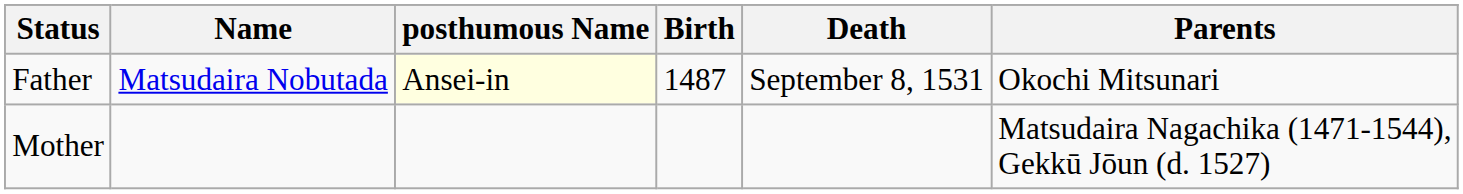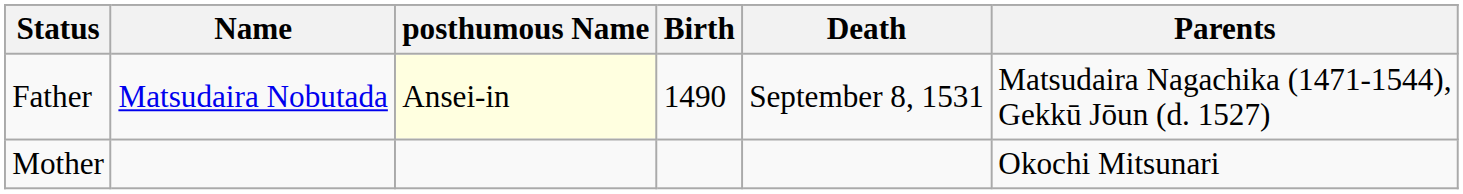(695, 78) 1487 -> (695, 96) 1490
(1109, 78) Okochi Mitsunari -> (1225, 96) Matsudaira Nagachika (1471-1544), Gekkū Jōun (d. 1527)
(1225, 145) Matsudaira Nagachika (1471-1544), Gekkū Jōun (d. 1527) -> (1109, 163) Okochi Mitsunari
